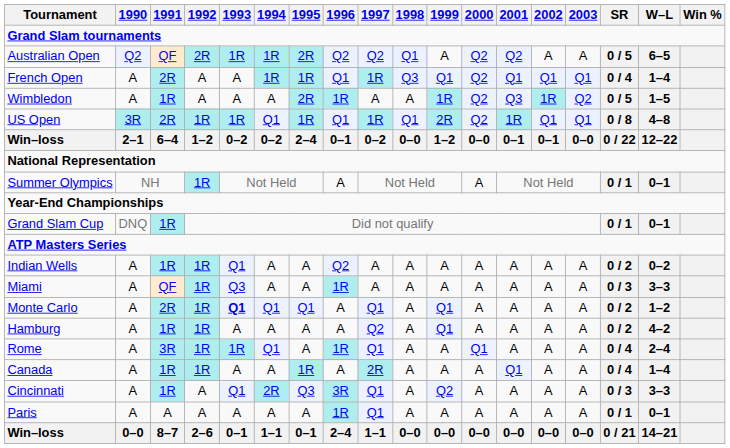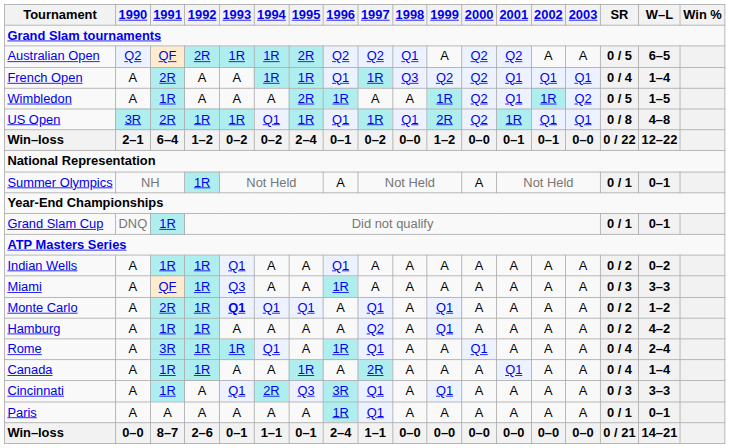(445, 77) Q1 -> (445, 77) Q2
(514, 98) Q3 -> (514, 98) Q1
(341, 265) Q2 -> (341, 265) Q1
(445, 390) Q2 -> (445, 390) Q1
